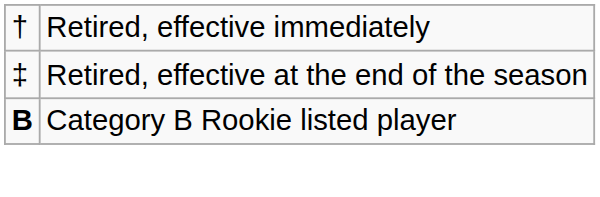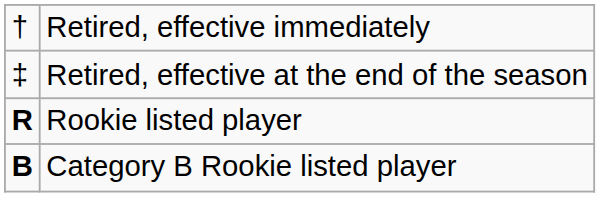+ row: (174, 120)
